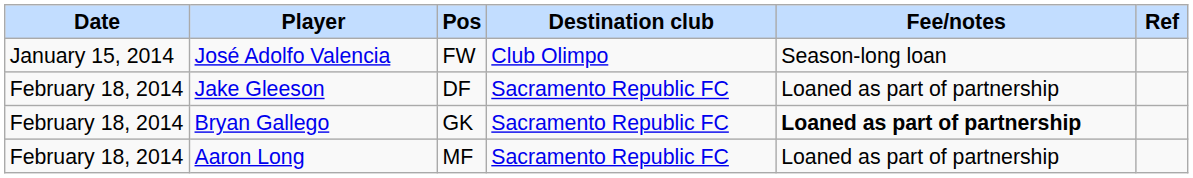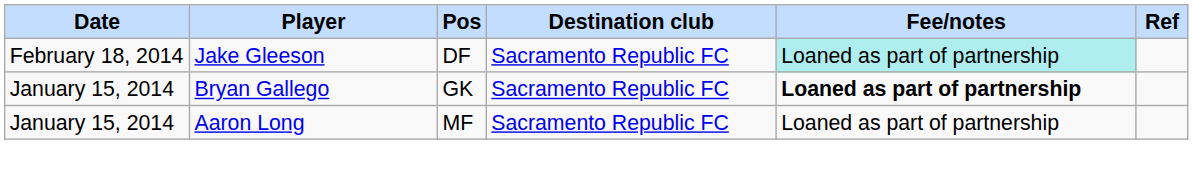- row: (292, 55)
(920, 89) no background -> (920, 55) paleturquoise background
(97, 123) February 18, 2014 -> (92, 89) January 15, 2014
(97, 156) February 18, 2014 -> (92, 123) January 15, 2014
